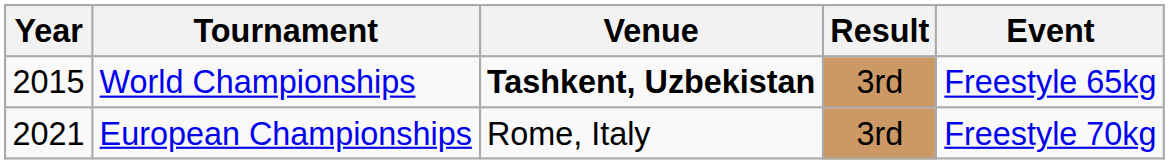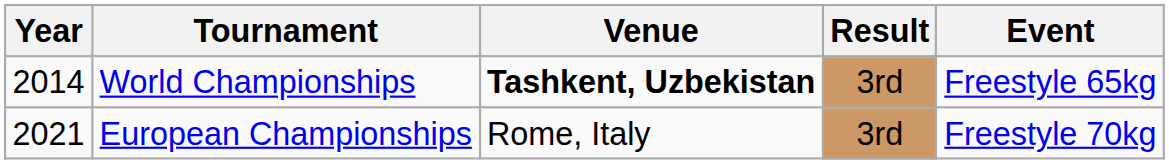(49, 82) 2015 -> (49, 82) 2014
